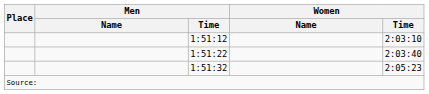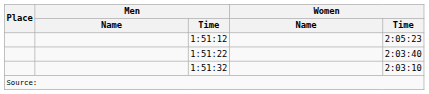(403, 40) 2:03:10 -> (403, 40) 2:05:23
(403, 68) 2:05:23 -> (403, 68) 2:03:10
